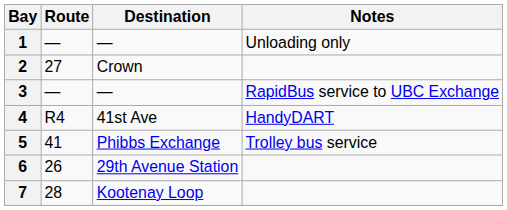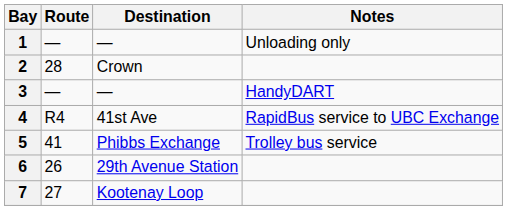(53, 67) 27 -> (53, 67) 28
(372, 92) RapidBus service to UBC Exchange -> (290, 92) HandyDART
(290, 117) HandyDART -> (372, 117) RapidBus service to UBC Exchange
(53, 192) 28 -> (53, 192) 27
